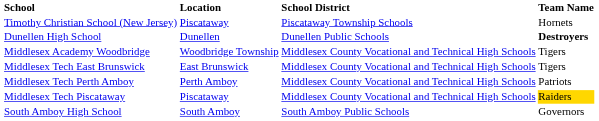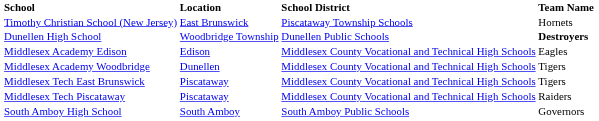(204, 22) Piscataway -> (214, 22) East Brunswick
(200, 37) Dunellen -> (229, 37) Woodbridge Township
+ row: (65, 52)
(229, 52) Woodbridge Township -> (200, 67) Dunellen
(214, 67) East Brunswick -> (204, 82) Piscataway
- row: (69, 82)
(555, 97) gold background -> (555, 97) no background
